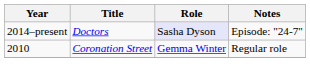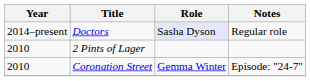(267, 31) Episode: "24-7" -> (259, 31) Regular role
+ row: (109, 48)
(259, 48) Regular role -> (267, 66) Episode: "24-7"
